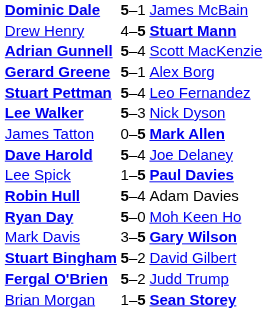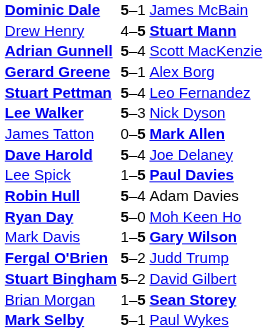(133, 237) 3–5 -> (133, 237) 1–5
rows swapped: (56, 279) <-> (61, 258)
+ row: (45, 320)
